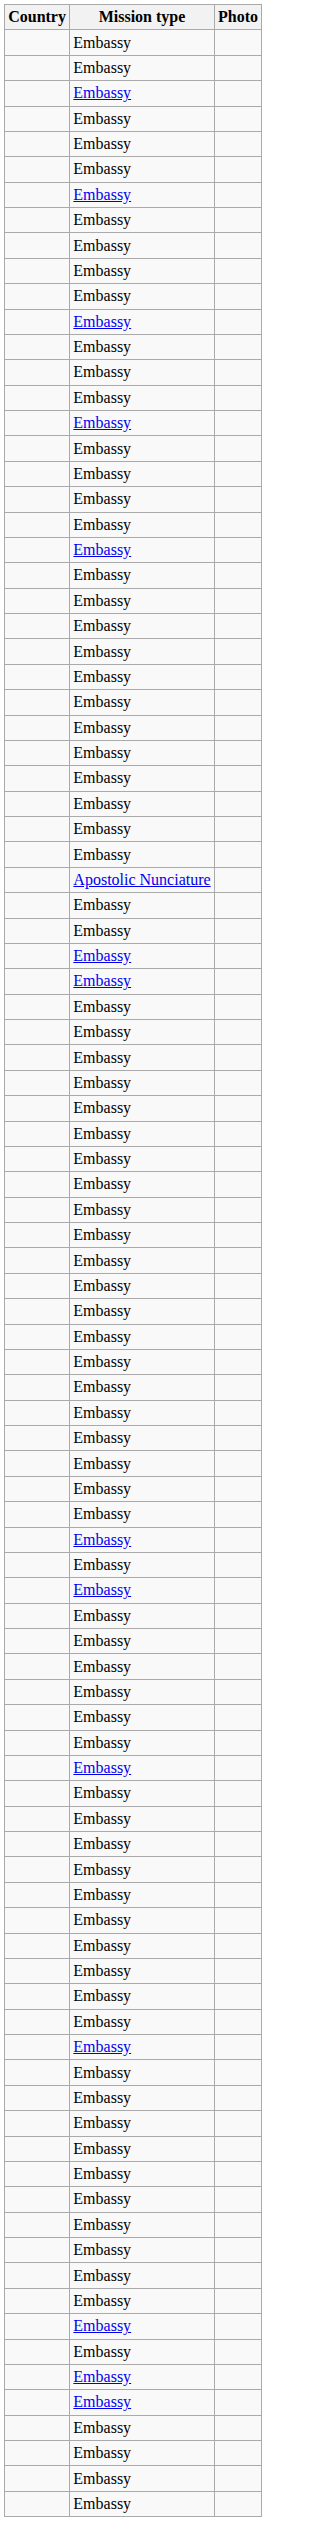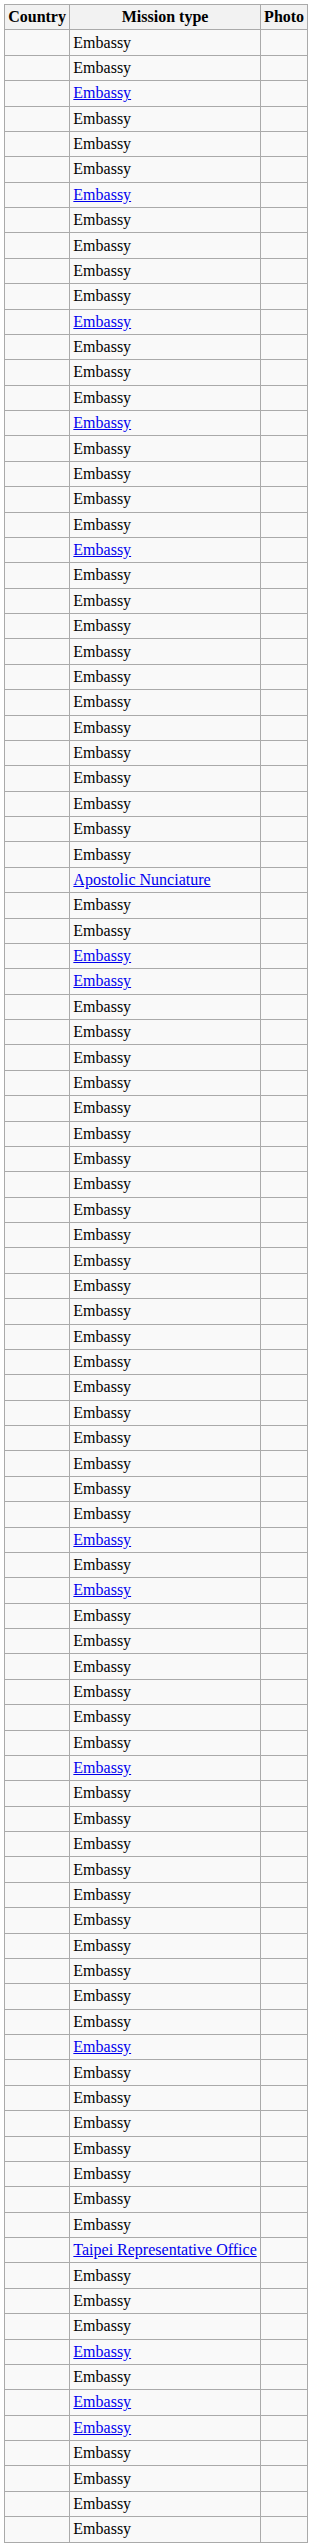+ row: (37, 2250)
